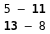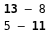rows swapped: (25, 9) <-> (25, 26)
